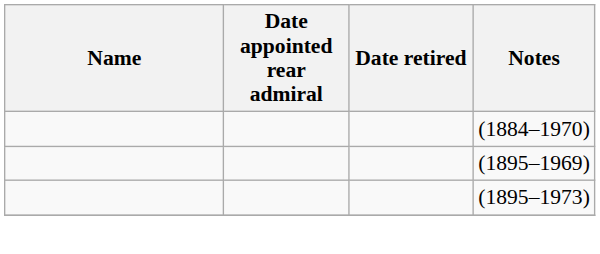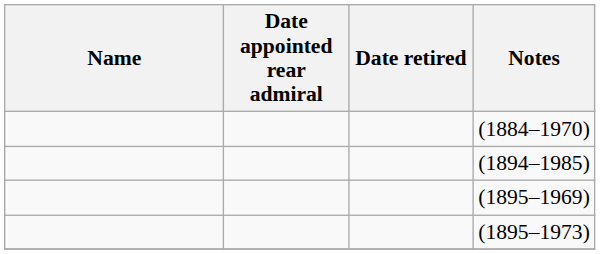+ row: (534, 163)
